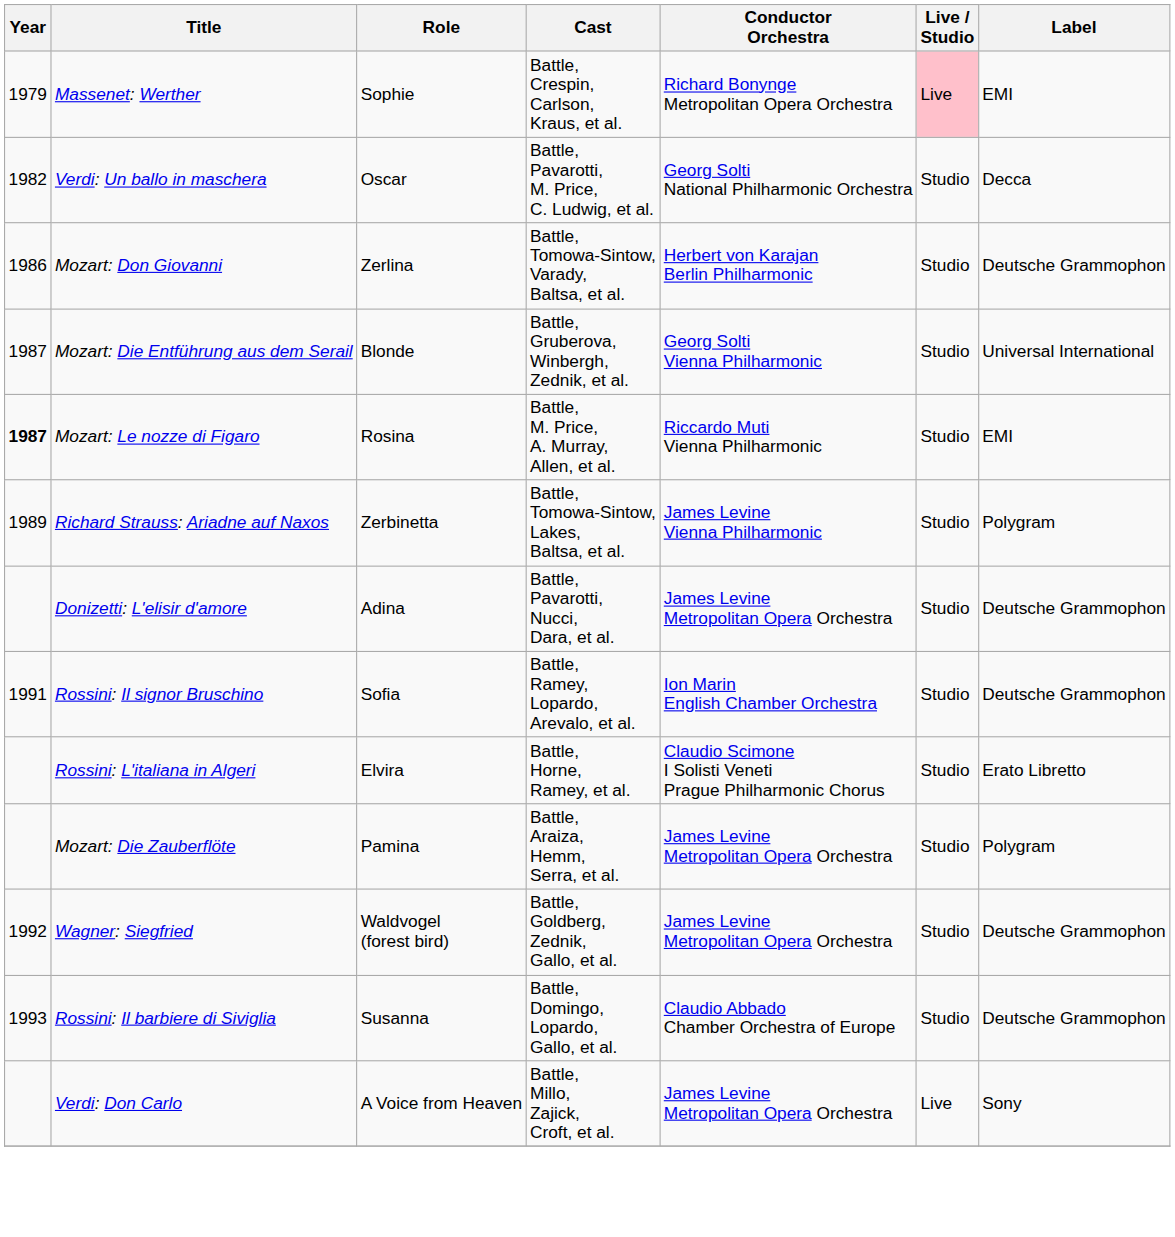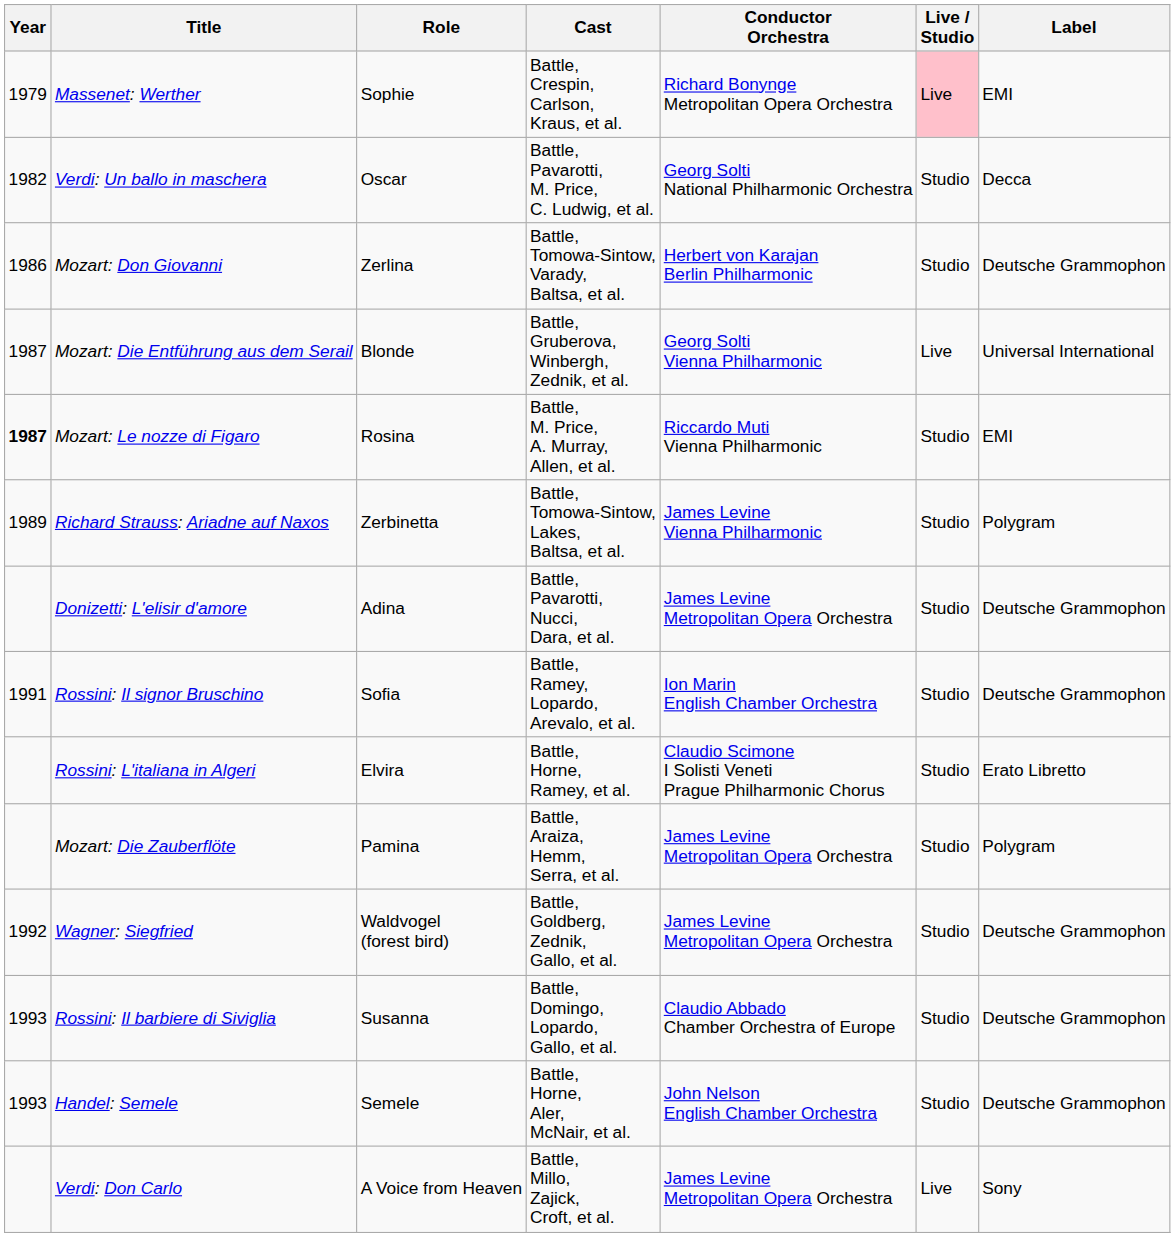(945, 351) Studio -> (936, 351) Live
+ row: (116, 1103)
